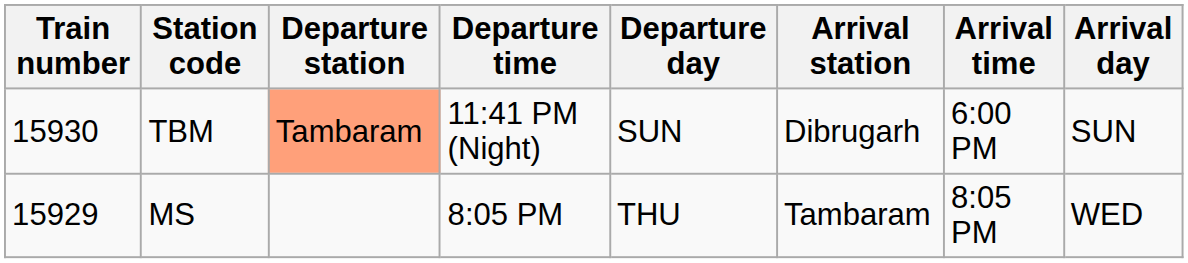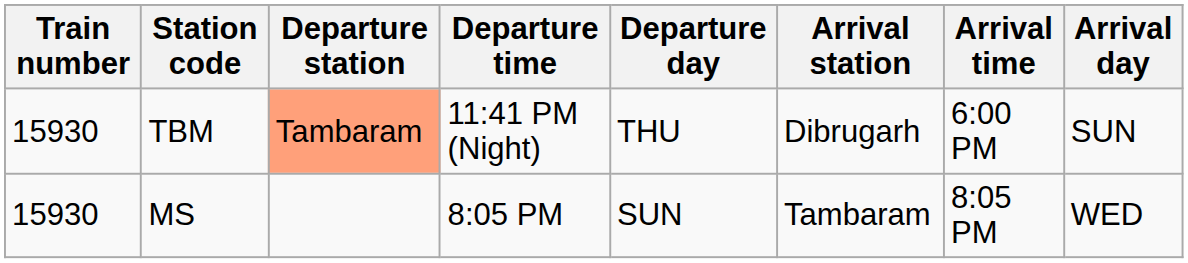(650, 130) SUN -> (649, 130) THU
(55, 214) 15929 -> (55, 214) 15930
(649, 214) THU -> (650, 214) SUN
